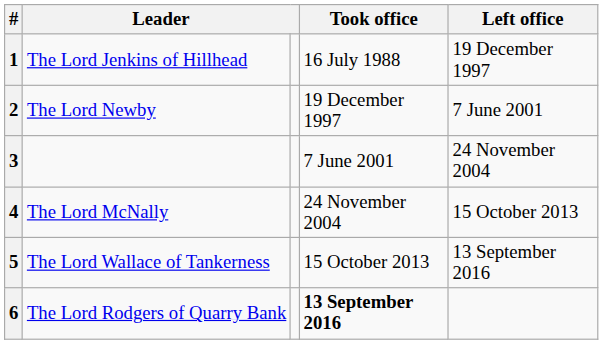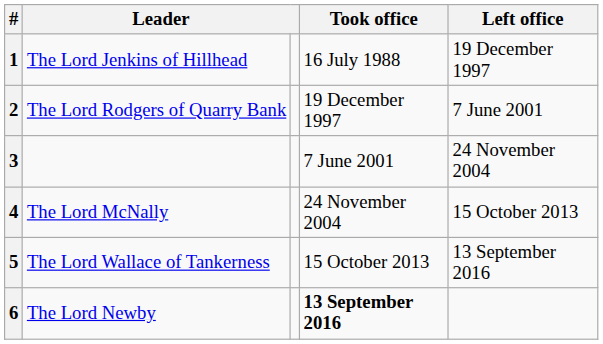(91, 110) The Lord Newby -> (157, 110) The Lord Rodgers of Quarry Bank
(157, 313) The Lord Rodgers of Quarry Bank -> (91, 313) The Lord Newby
